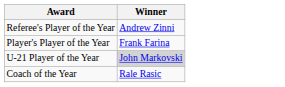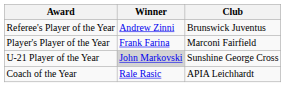+ column: (233, 12)
